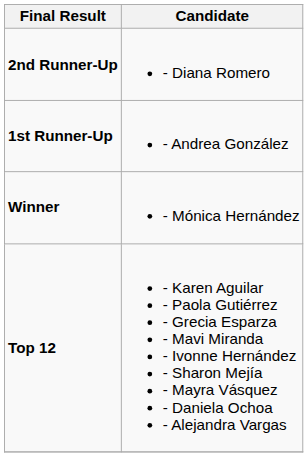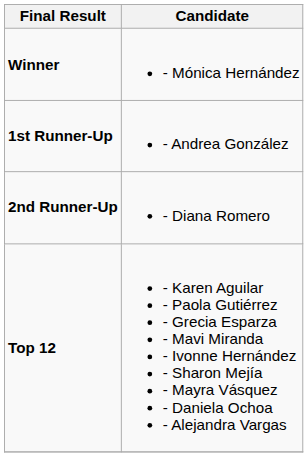rows swapped: (34, 207) <-> (63, 64)
